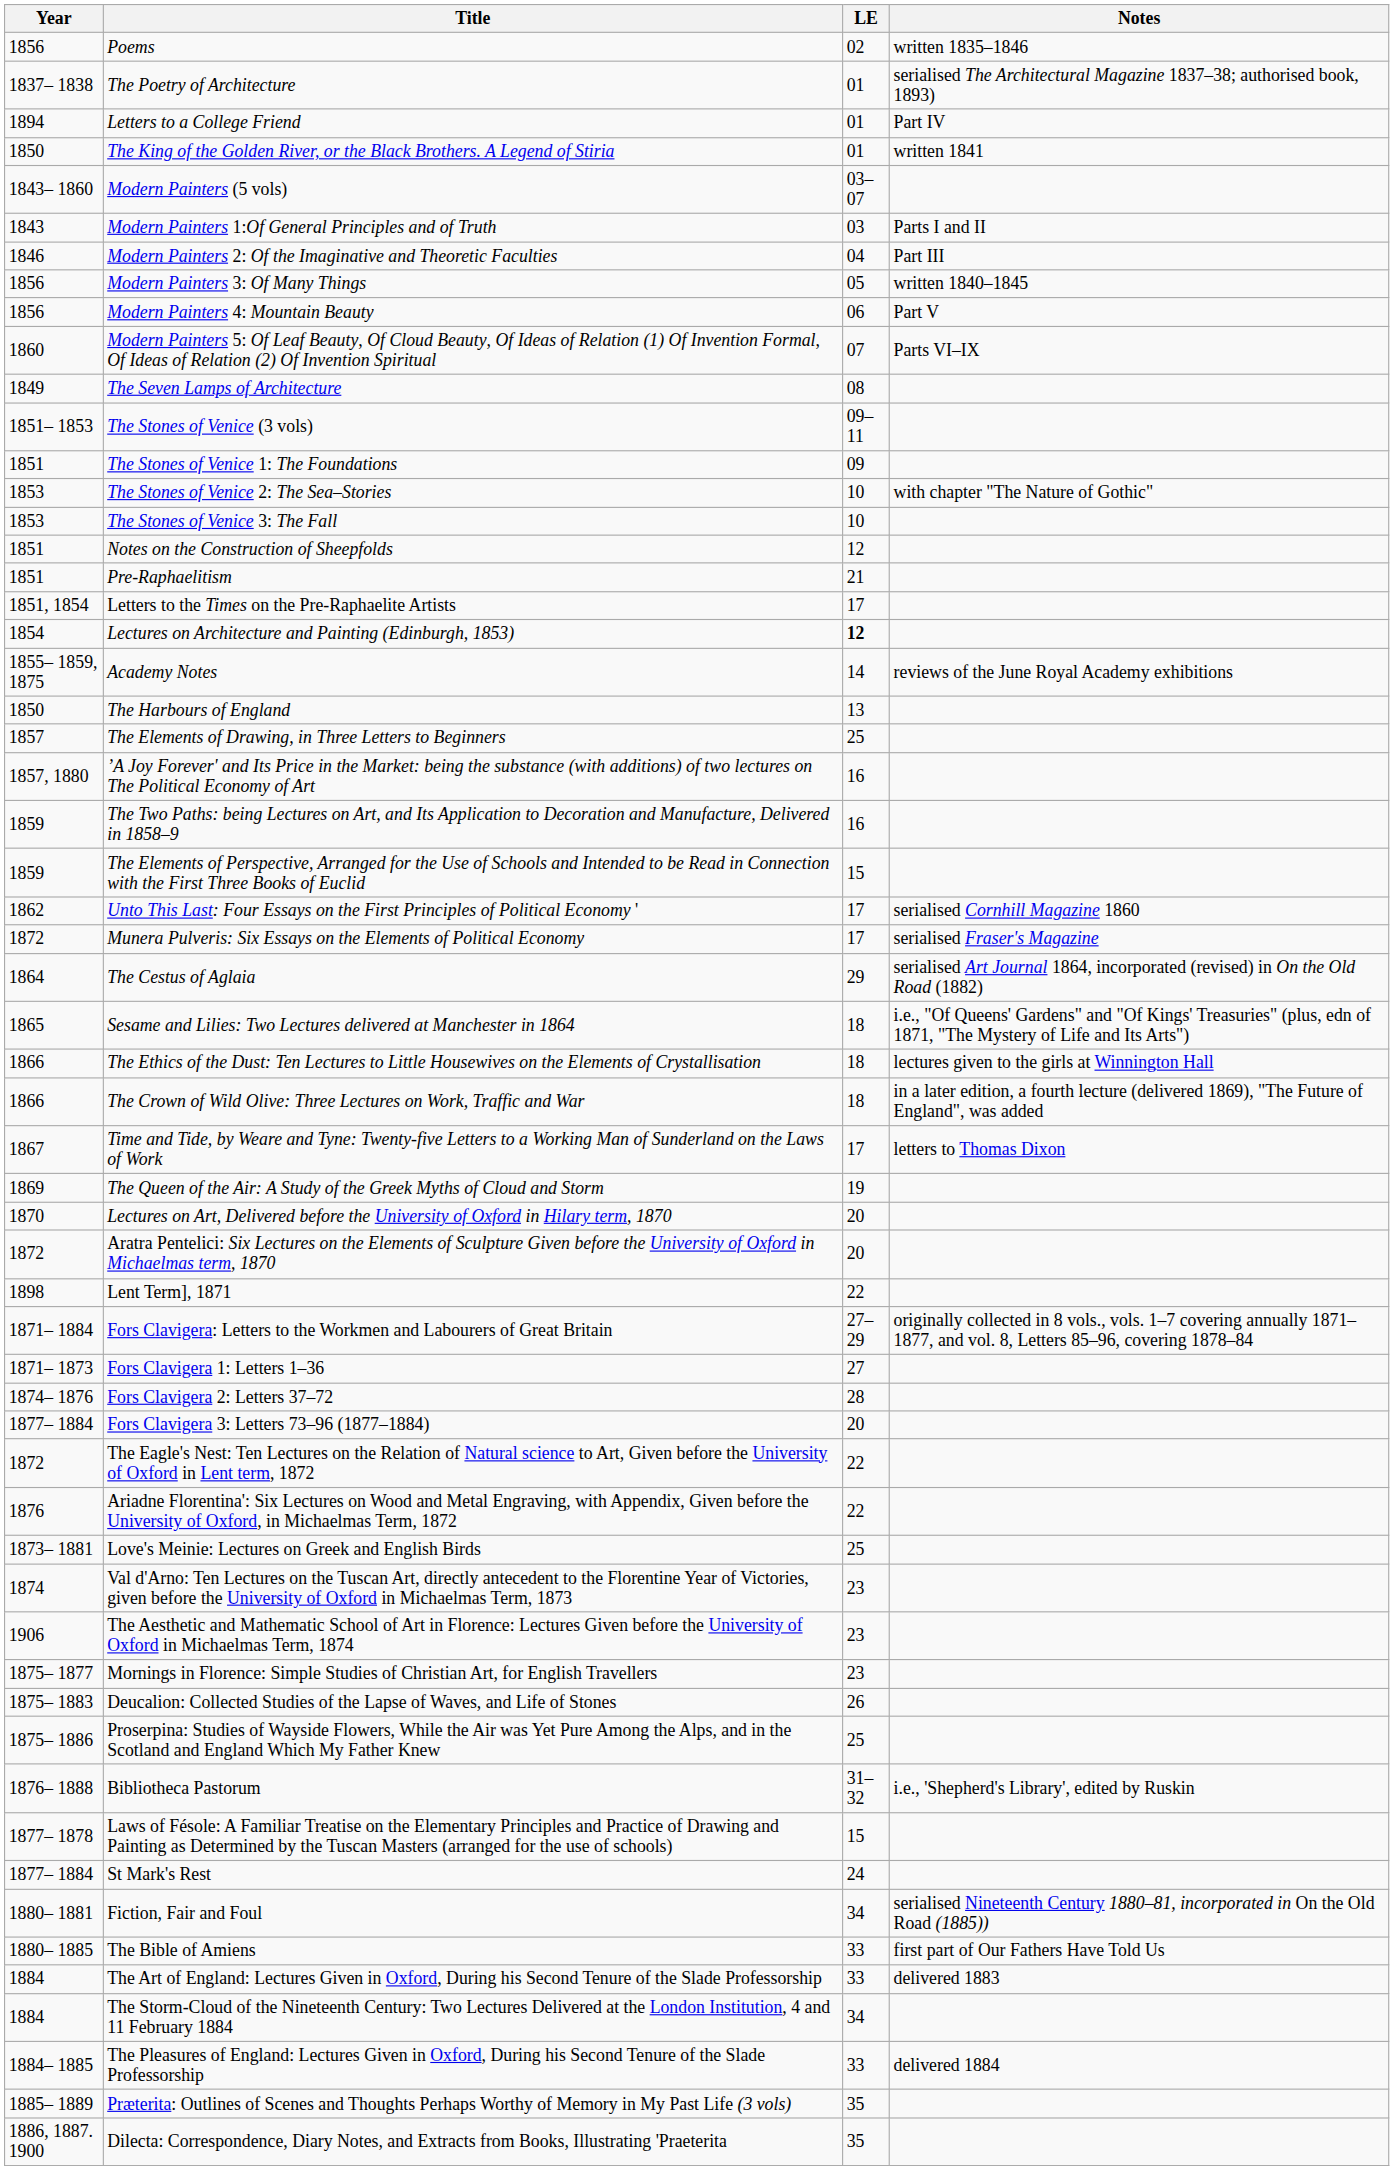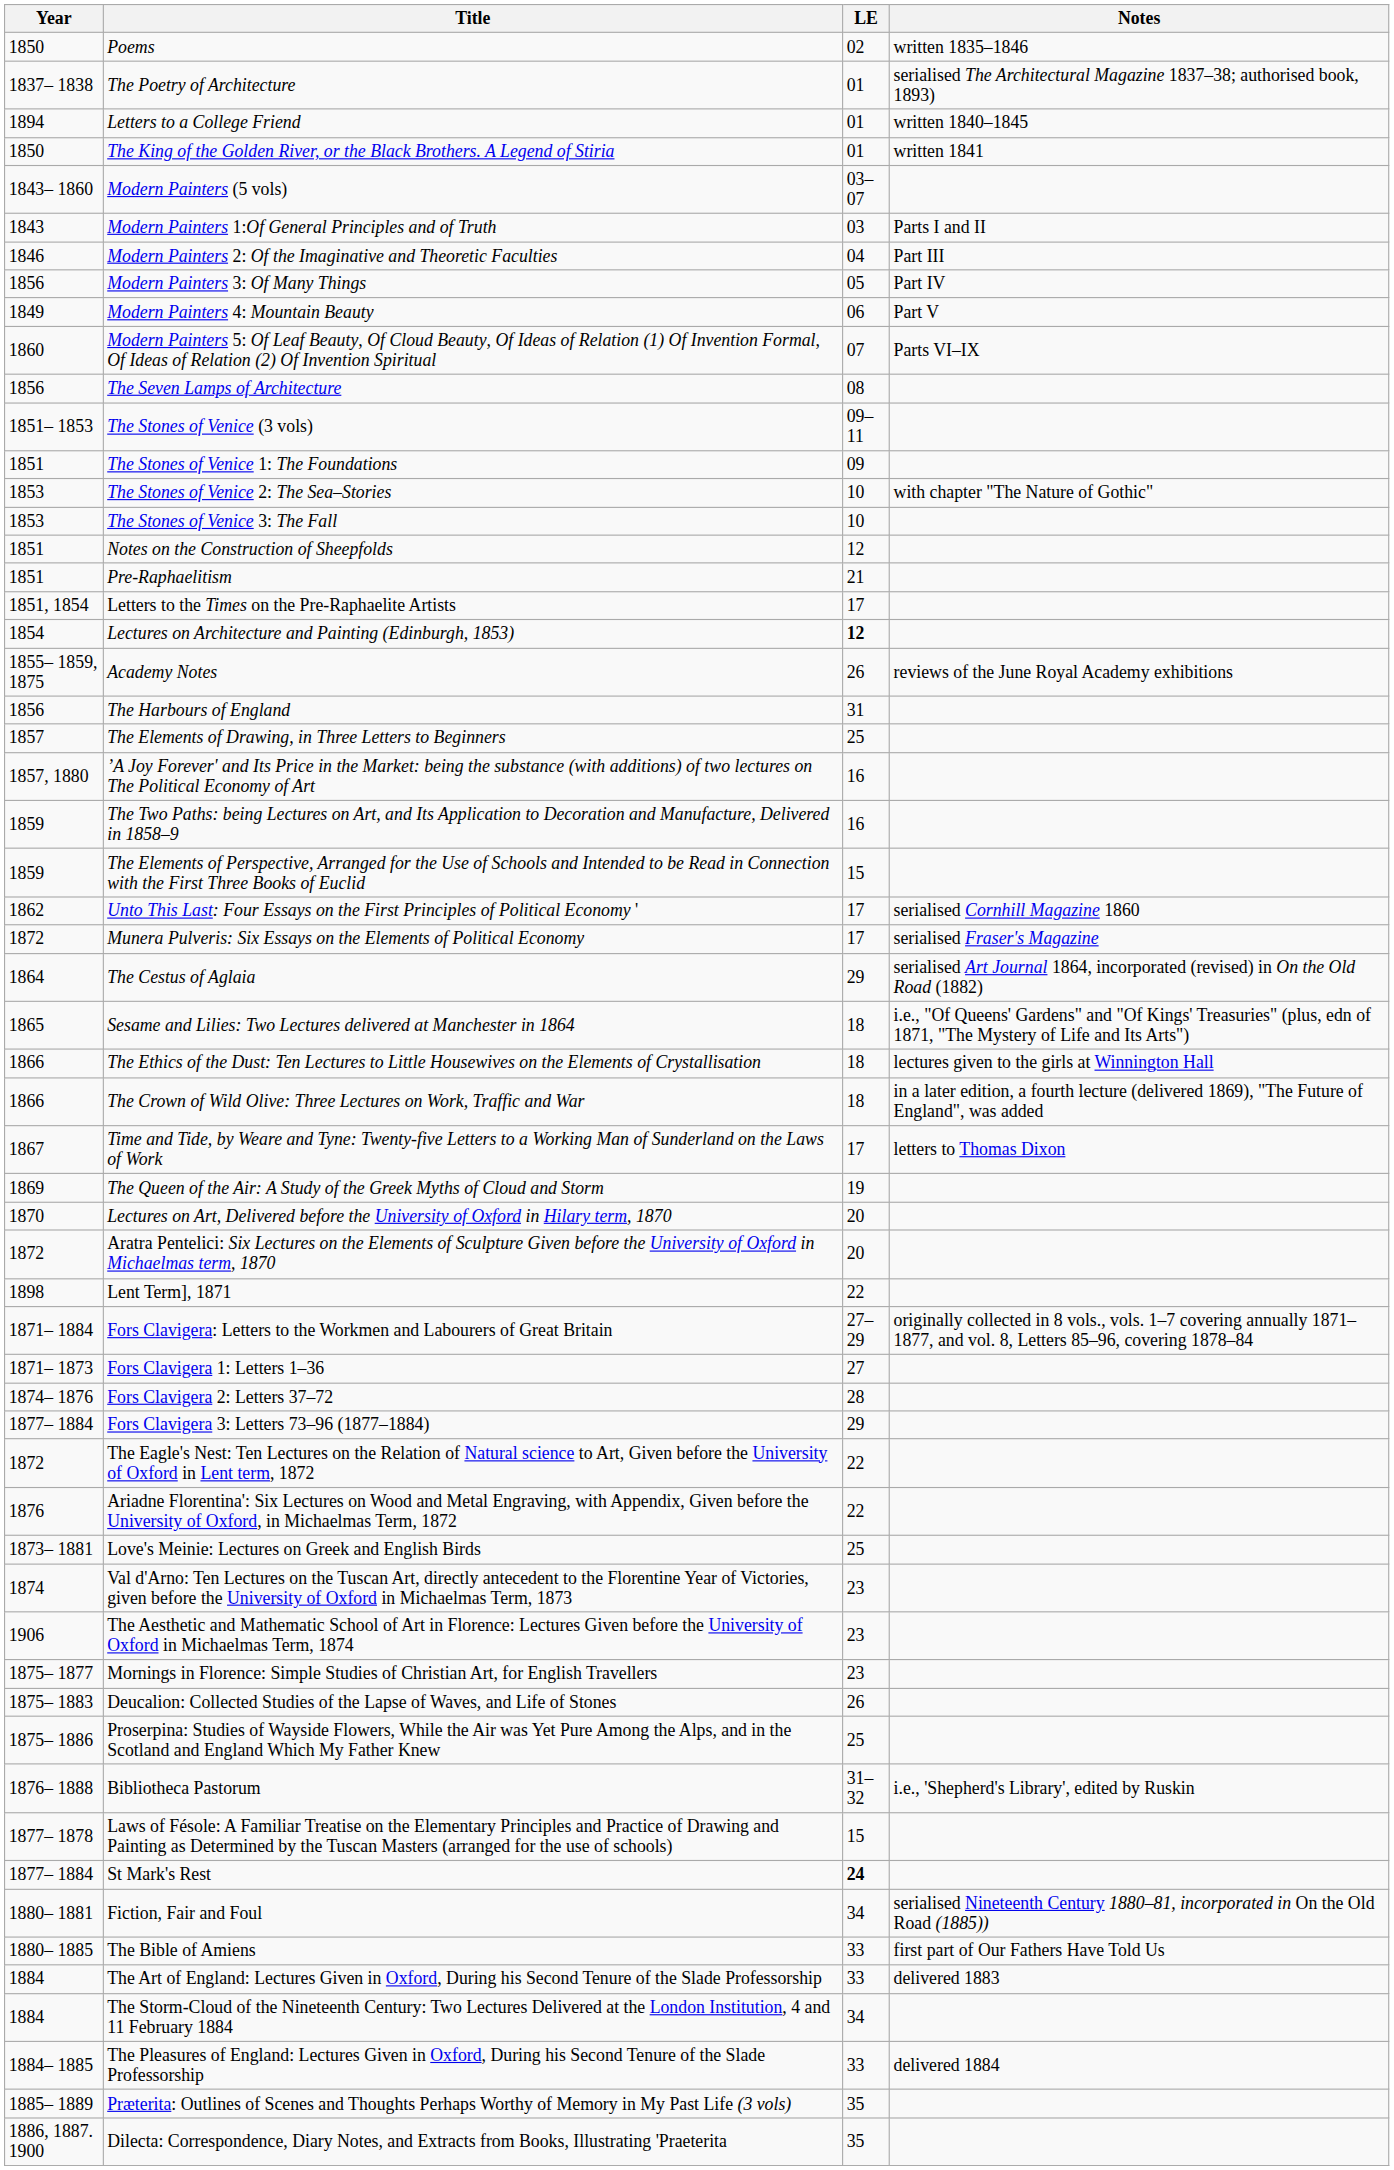(26, 46) 1856 -> (26, 46) 1850
(919, 123) Part IV -> (961, 123) written 1840–1845
(961, 283) written 1840–1845 -> (919, 283) Part IV
(26, 312) 1856 -> (26, 312) 1849
(26, 388) 1849 -> (26, 388) 1856
(856, 671) 14 -> (856, 671) 26
(26, 709) 1850 -> (26, 709) 1856
(856, 709) 13 -> (856, 709) 31
(856, 1424) 20 -> (856, 1424) 29
(856, 1874) normal -> (856, 1874) bold
